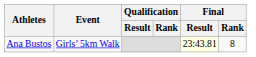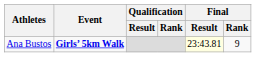(88, 44) normal -> (90, 44) bold
(232, 44) 8 -> (237, 44) 9
